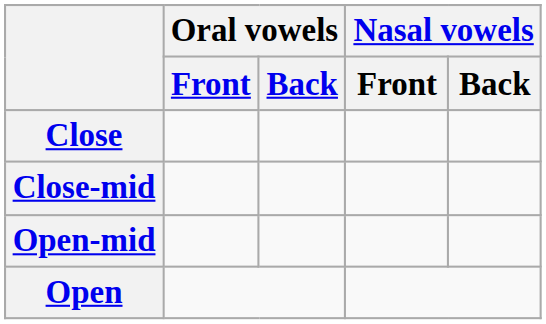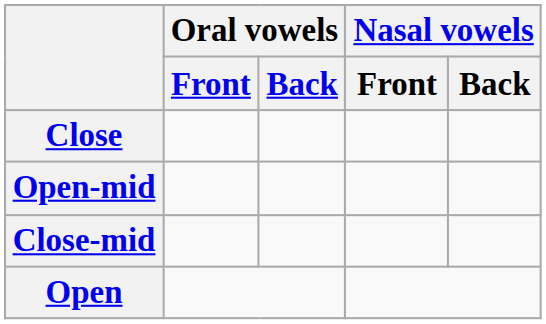rows swapped: (84, 187) <-> (84, 239)
